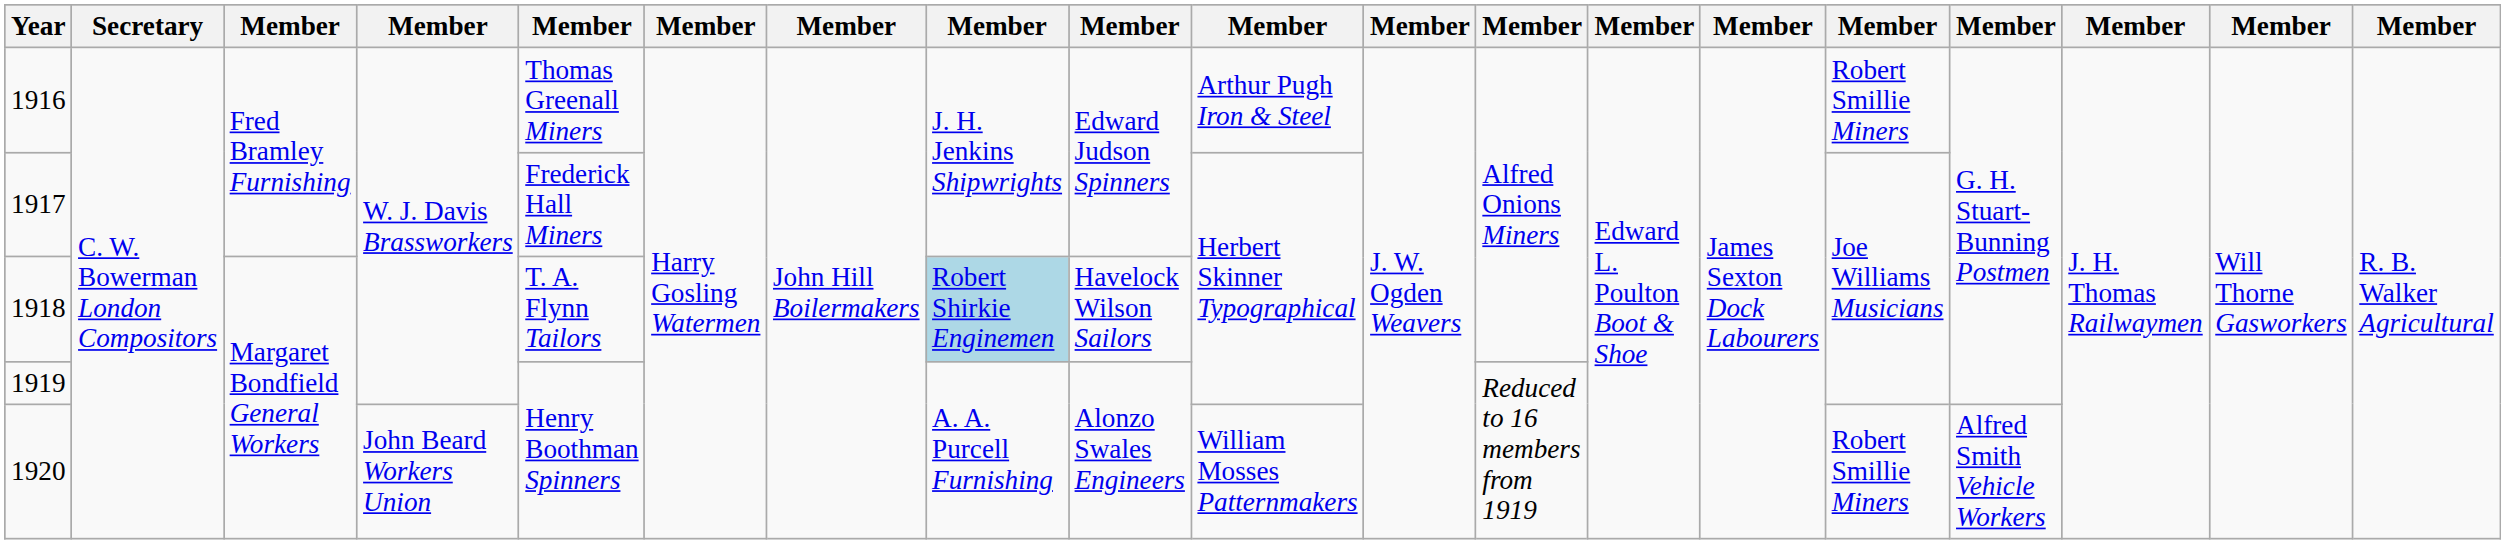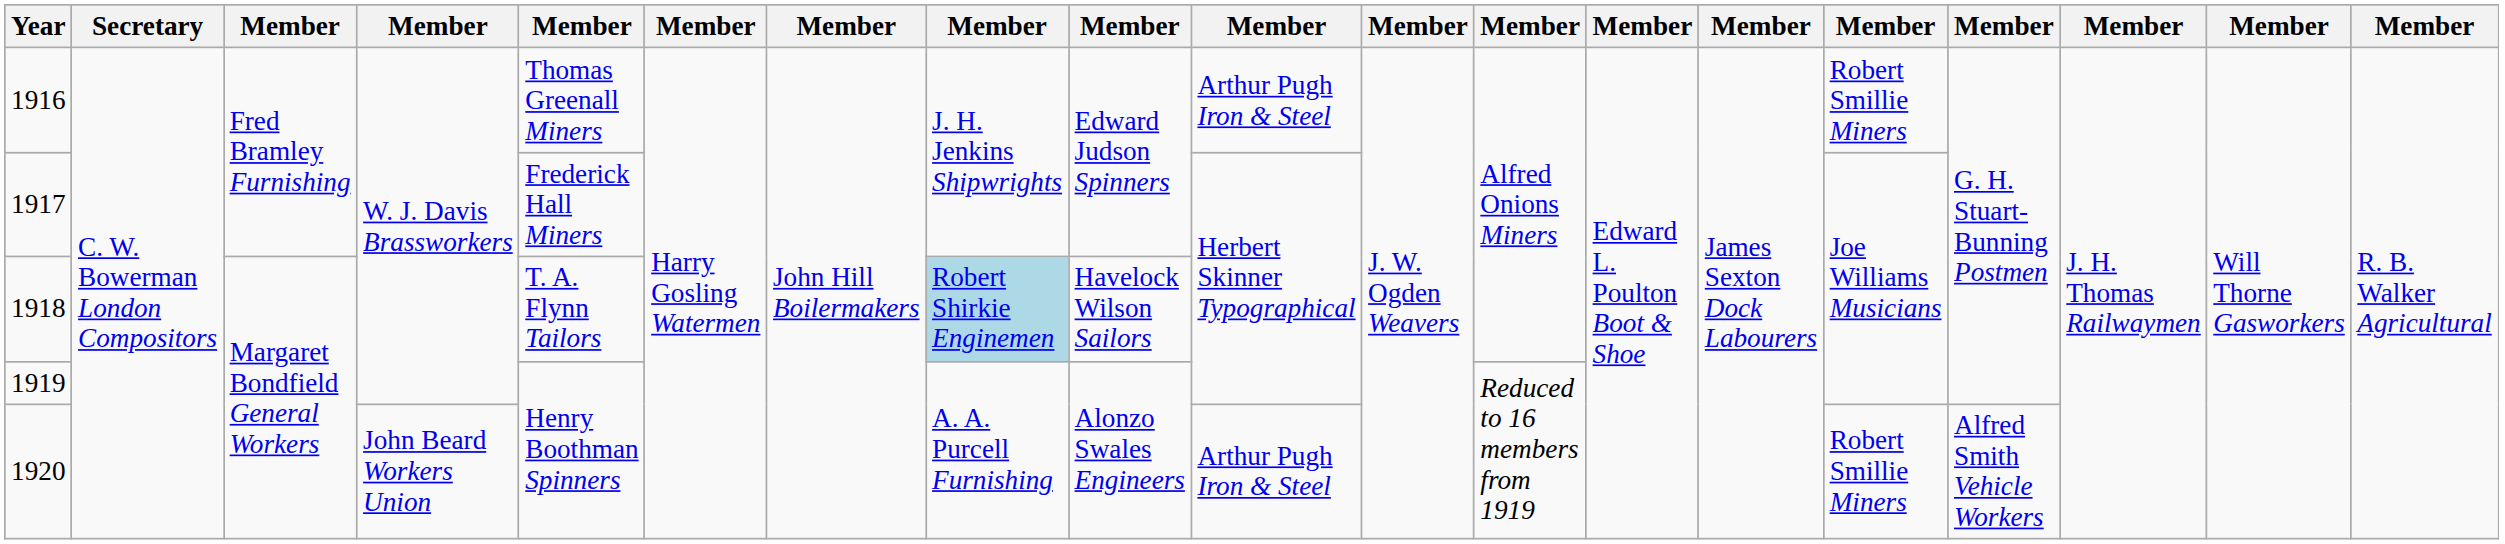(1277, 471) William Mosses Patternmakers -> (1265, 471) Arthur Pugh Iron & Steel
